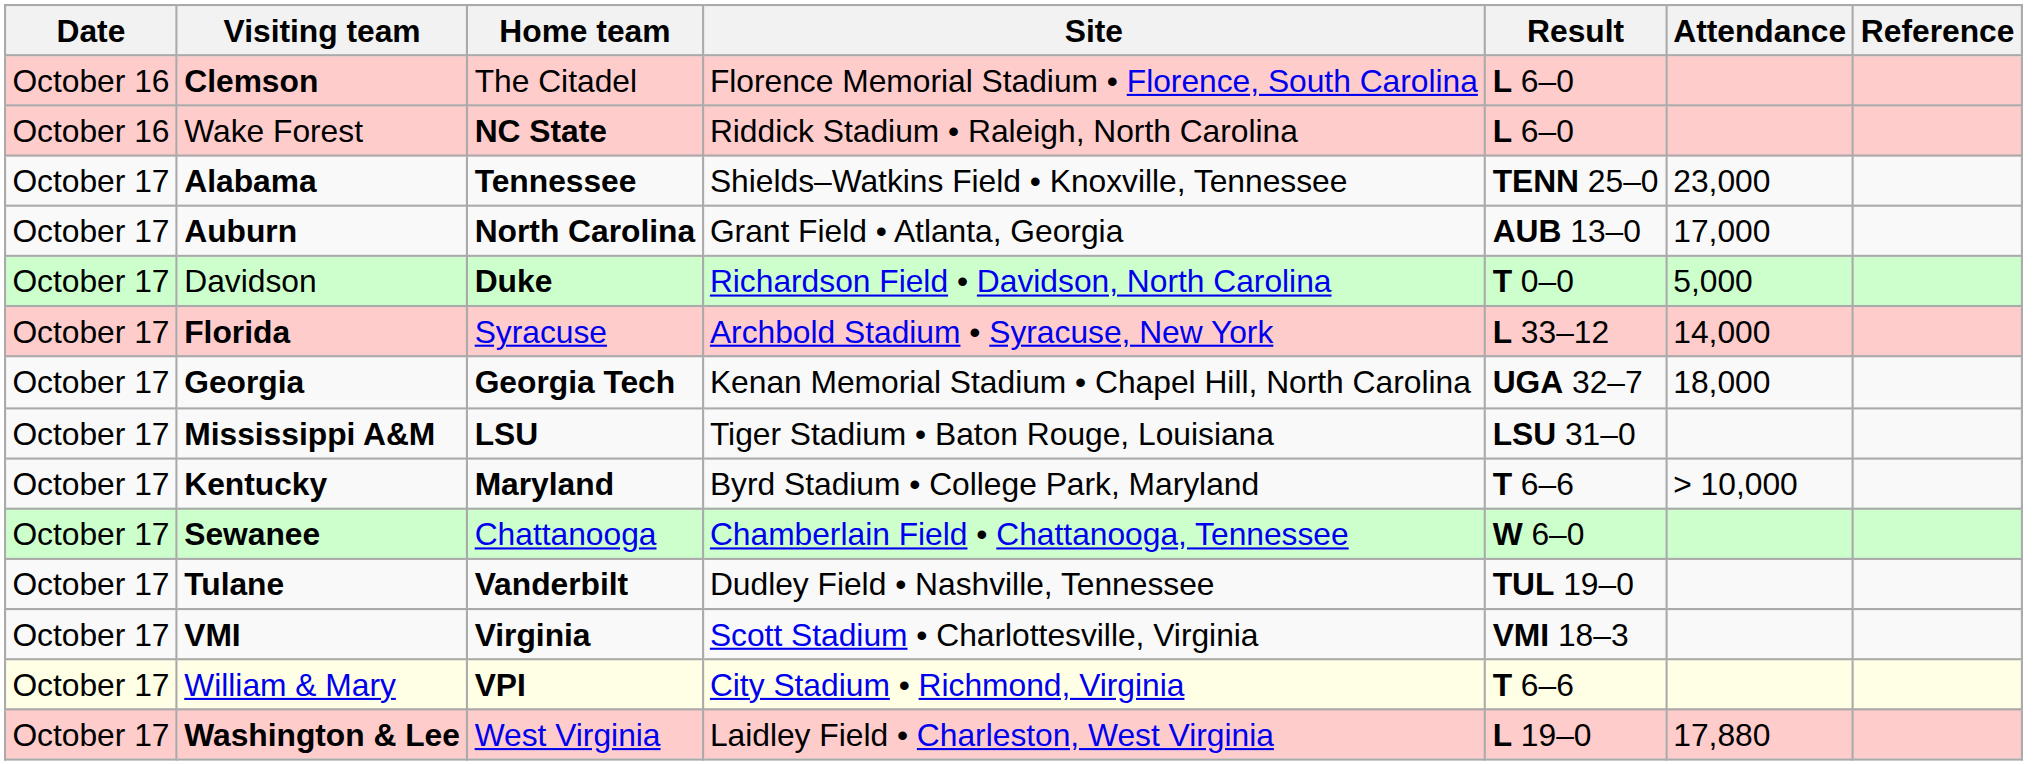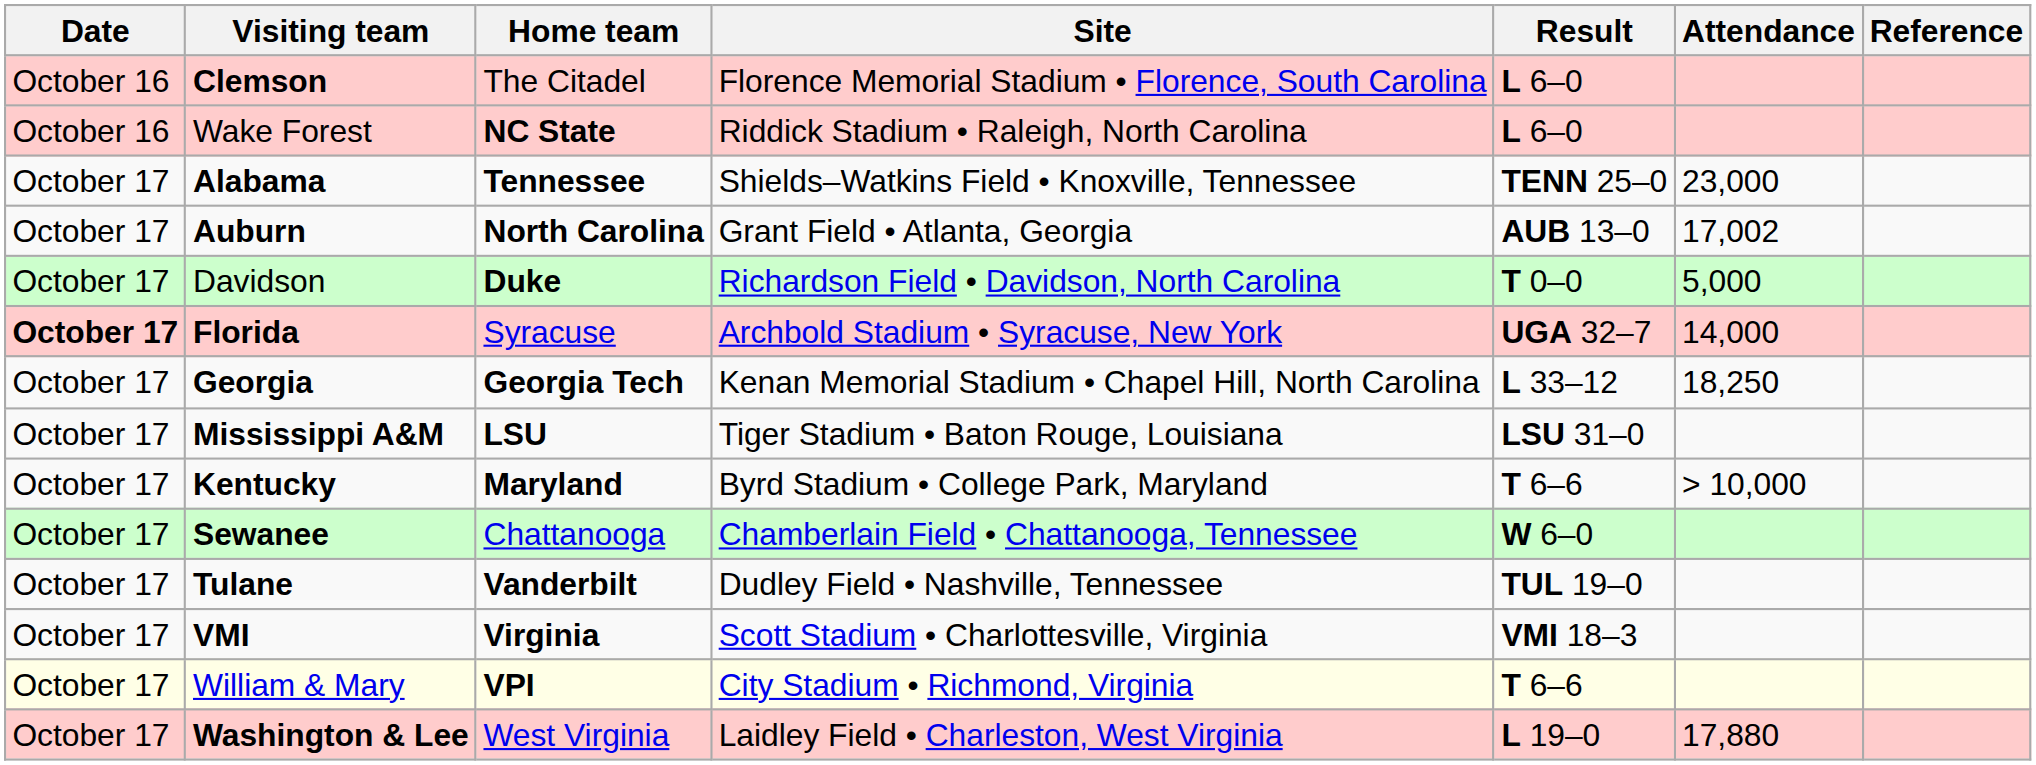(1722, 232) 17,000 -> (1731, 232) 17,002
(91, 332) normal -> (95, 332) bold
(1551, 332) L 33–12 -> (1576, 332) UGA 32–7
(1568, 382) UGA 32–7 -> (1560, 382) L 33–12
(1722, 382) 18,000 -> (1731, 382) 18,250
